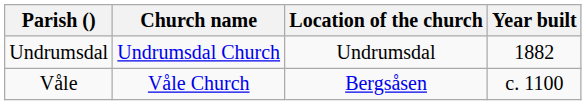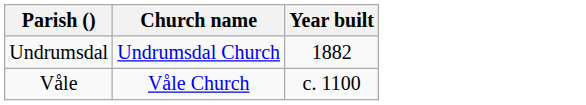- column: (386, 20)
